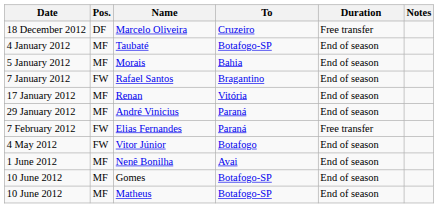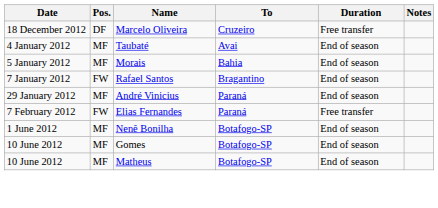(245, 46) Botafogo-SP -> (228, 46) Avai
- row: (129, 95)
- row: (141, 145)
(228, 161) Avai -> (245, 128) Botafogo-SP
